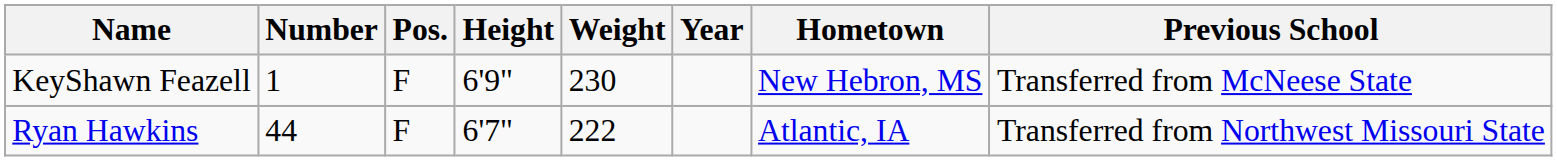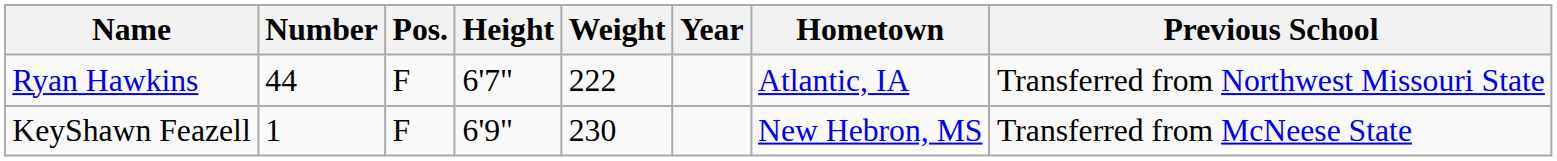rows swapped: (131, 79) <-> (105, 130)
